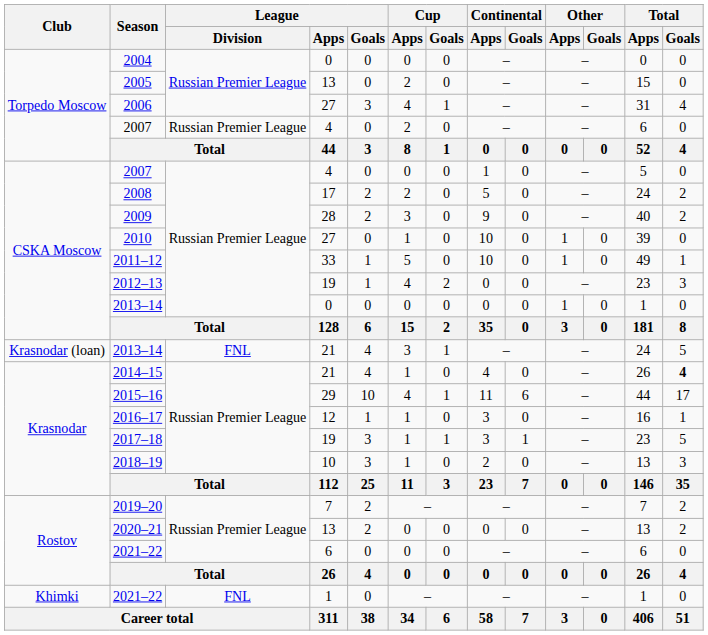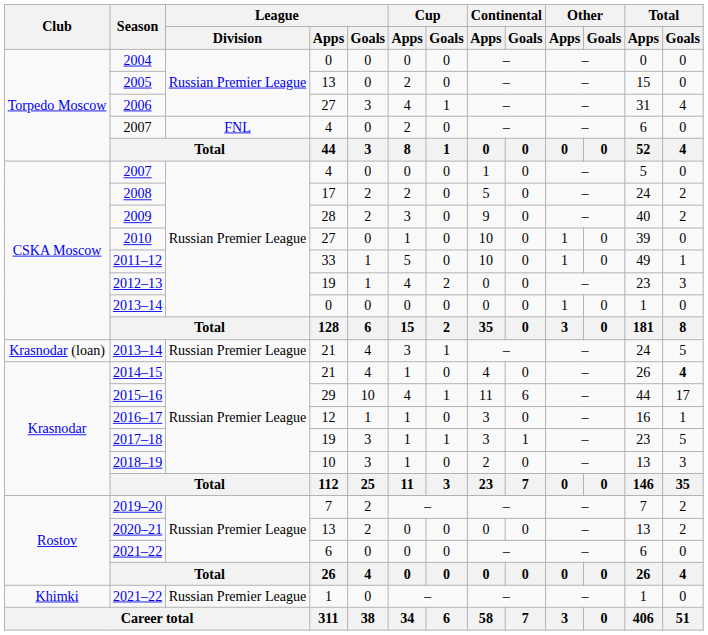(238, 127) Russian Premier League -> (237, 127) FNL
(237, 350) FNL -> (238, 350) Russian Premier League
(237, 596) FNL -> (238, 596) Russian Premier League
